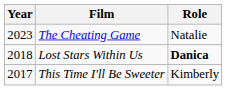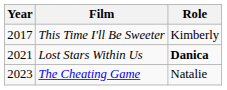rows swapped: (102, 74) <-> (89, 34)
(20, 54) 2018 -> (20, 54) 2021
